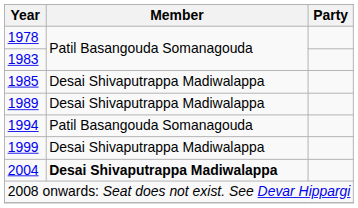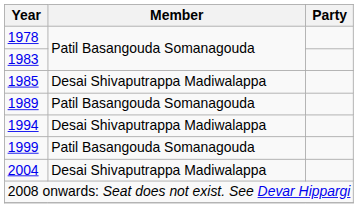(157, 103) Desai Shivaputrappa Madiwalappa -> (153, 103) Patil Basangouda Somanagouda
(151, 125) Patil Basangouda Somanagouda -> (159, 125) Desai Shivaputrappa Madiwalappa
(157, 147) Desai Shivaputrappa Madiwalappa -> (153, 147) Patil Basangouda Somanagouda
(163, 170) bold -> (159, 170) normal
